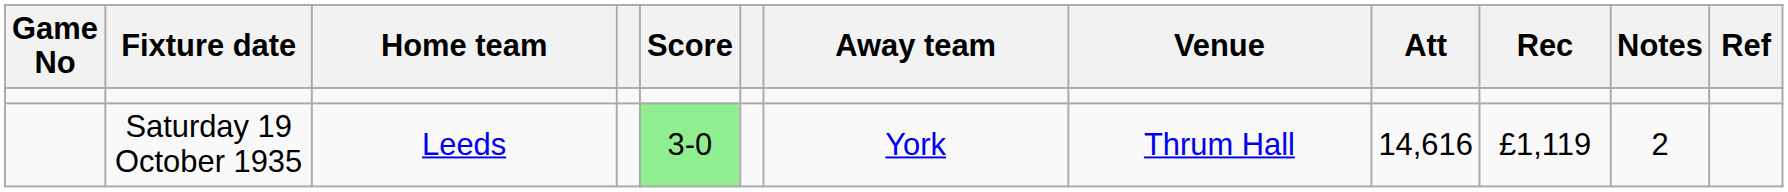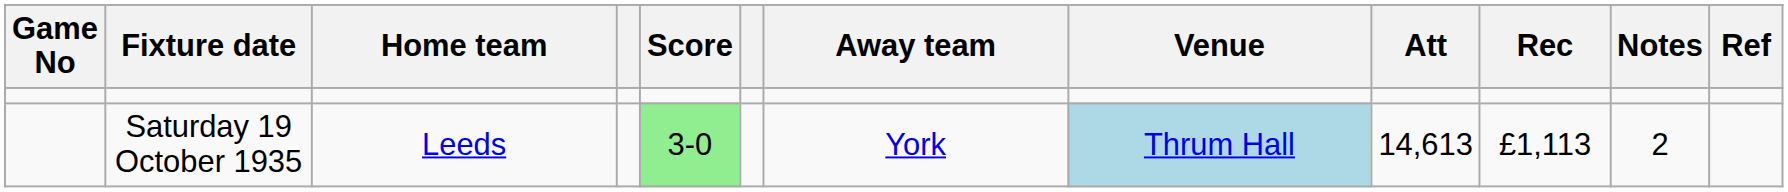(1219, 144) no background -> (1219, 144) lightblue background
(1426, 144) 14,616 -> (1426, 144) 14,613
(1545, 144) £1,119 -> (1545, 144) £1,113
